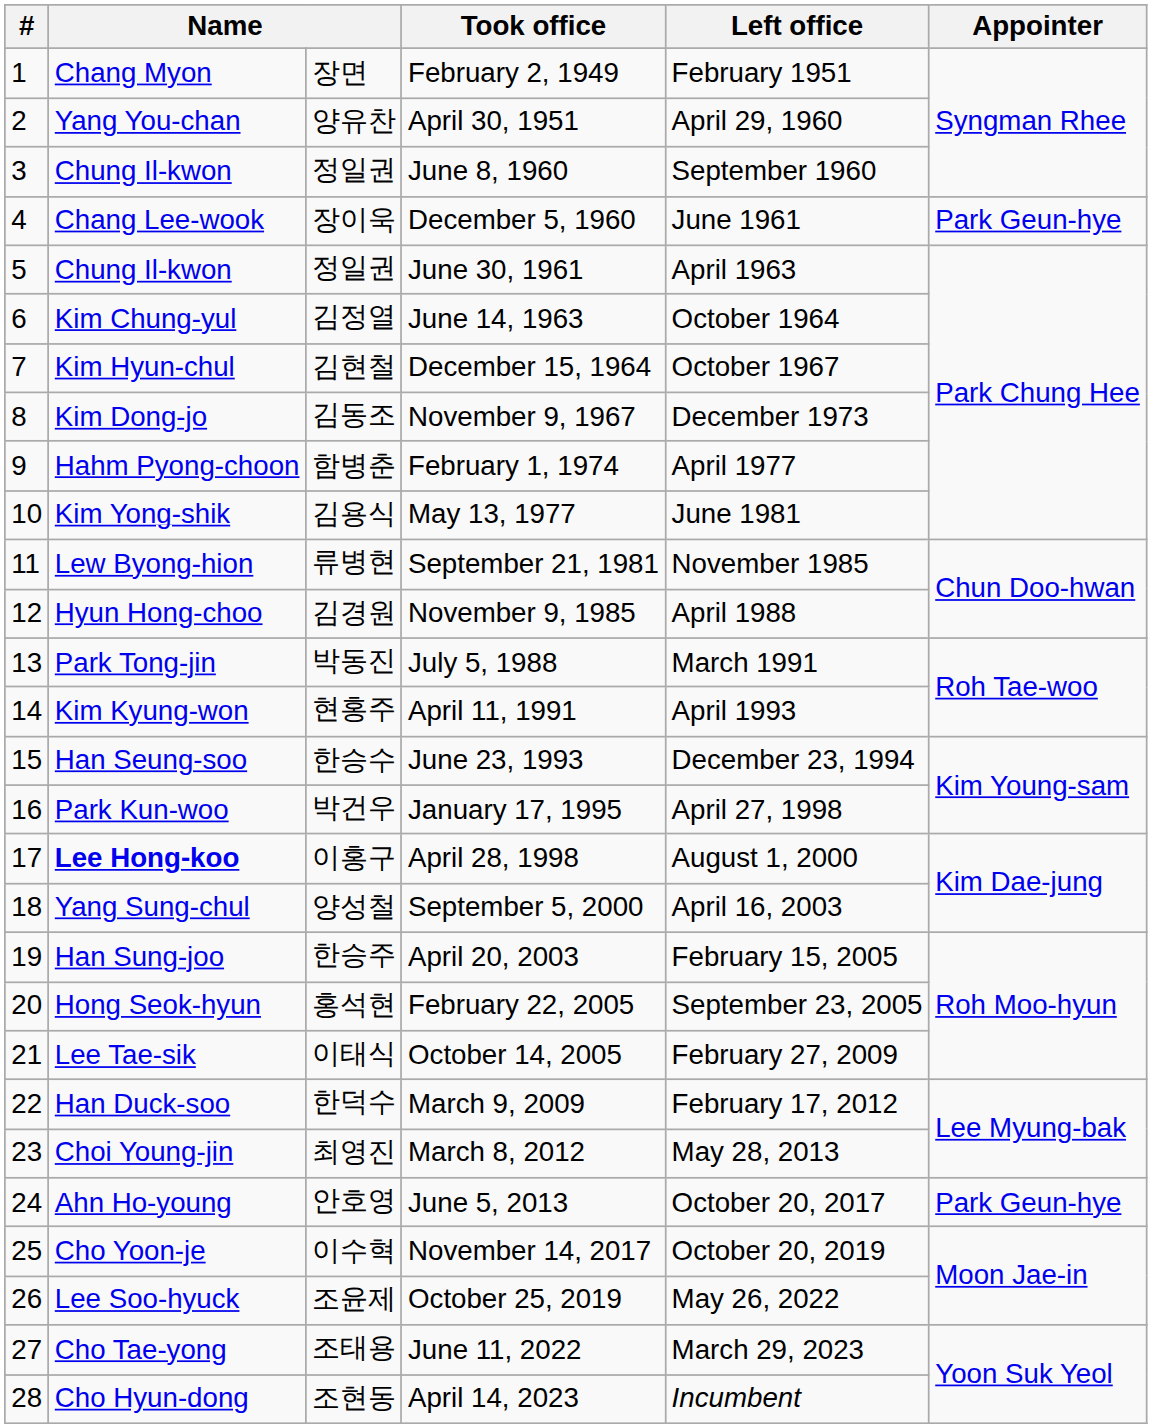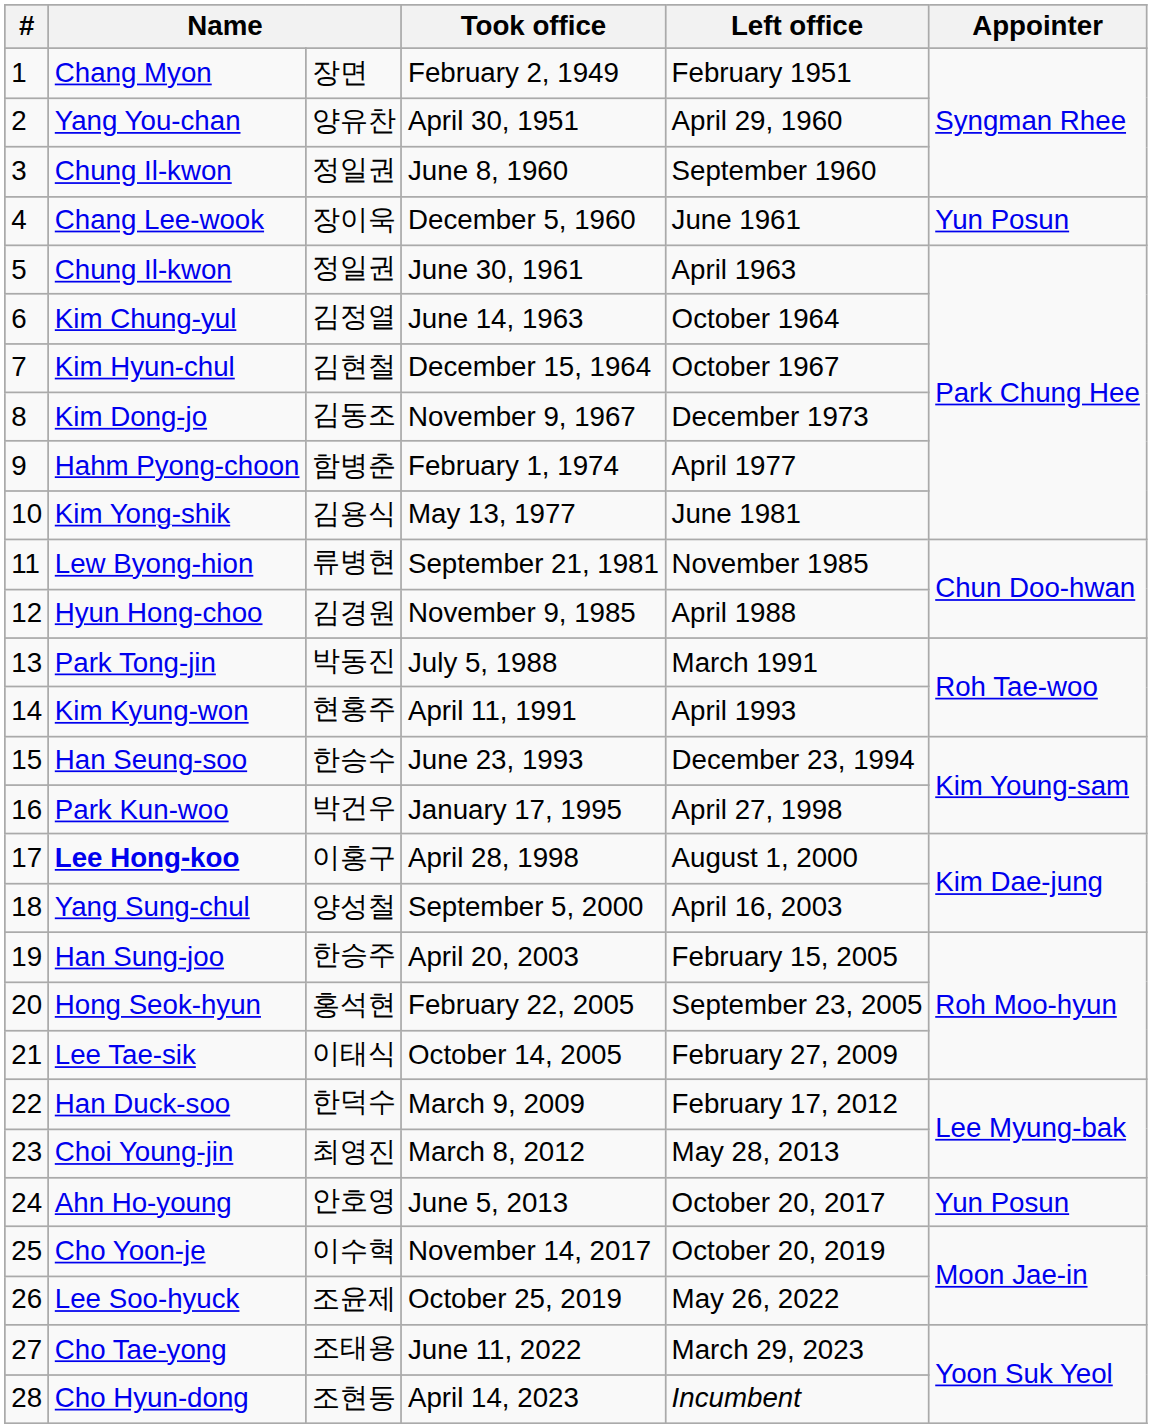(1028, 220) Park Geun-hye -> (1002, 220) Yun Posun
(1028, 1201) Park Geun-hye -> (1002, 1201) Yun Posun
